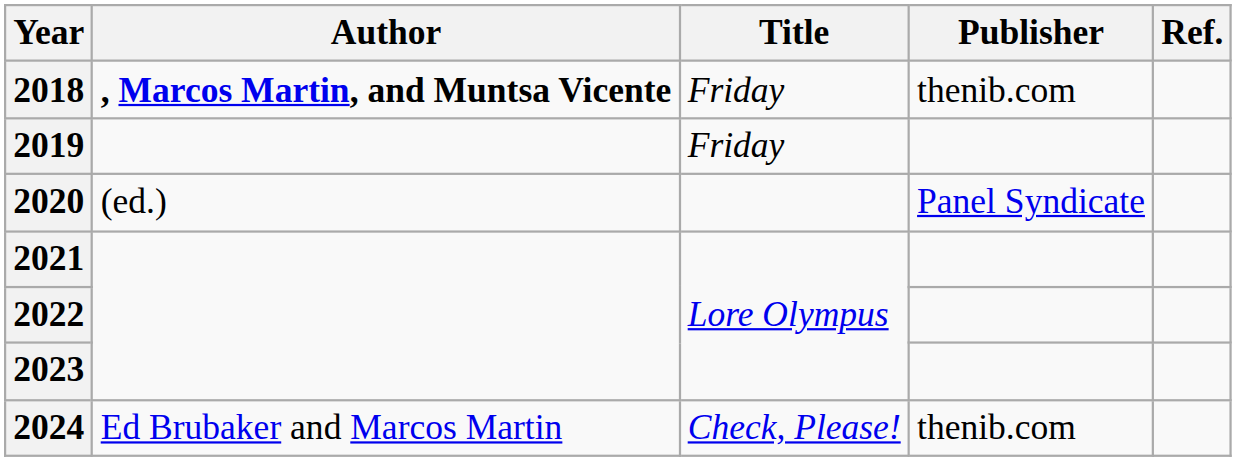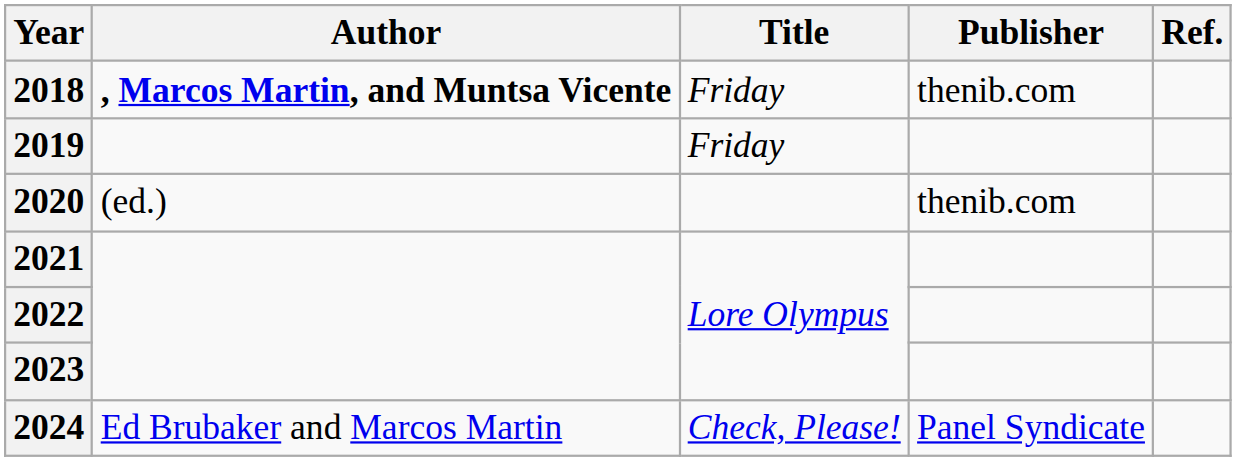(1031, 201) Panel Syndicate -> (996, 201) thenib.com
(996, 426) thenib.com -> (1031, 426) Panel Syndicate
